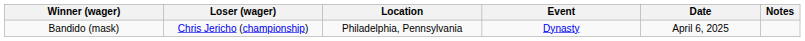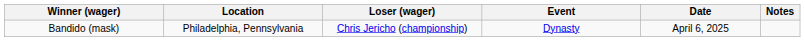columns swapped: (243, 12) <-> (402, 12)
